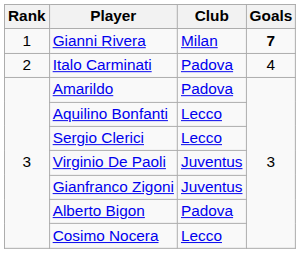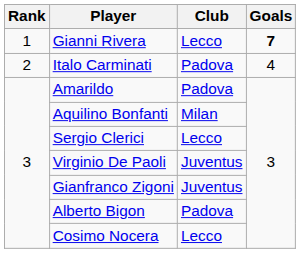(199, 41) Milan -> (201, 41) Lecco
(201, 114) Lecco -> (199, 114) Milan
